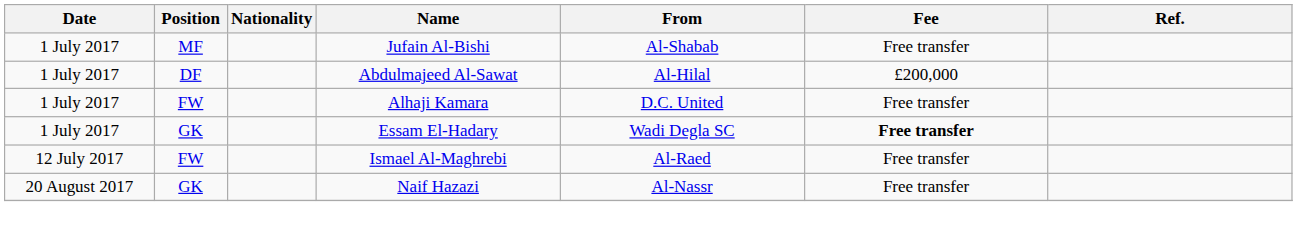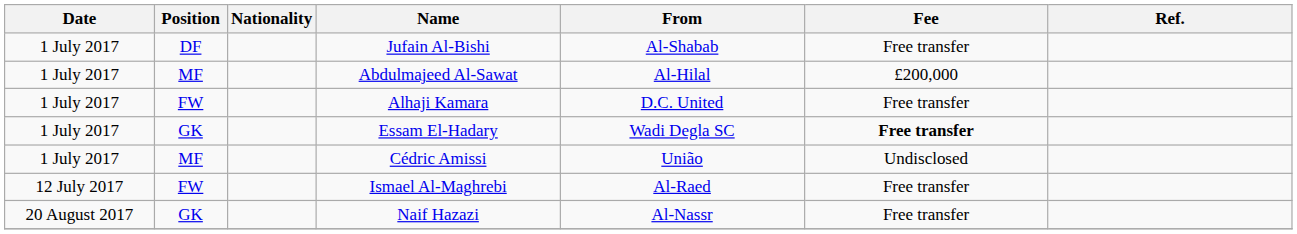(191, 46) MF -> (191, 46) DF
(191, 74) DF -> (191, 74) MF
+ row: (438, 159)
